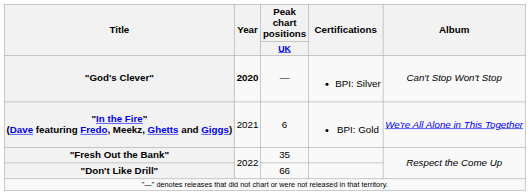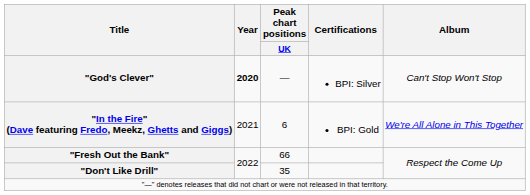(285, 155) 35 -> (285, 155) 66
(285, 170) 66 -> (285, 170) 35
